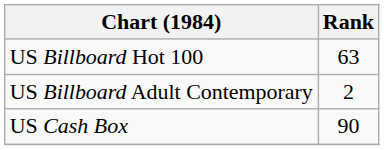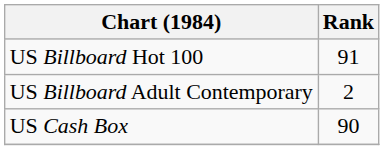(348, 56) 63 -> (348, 56) 91
